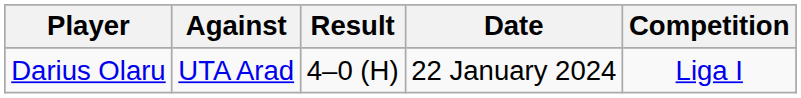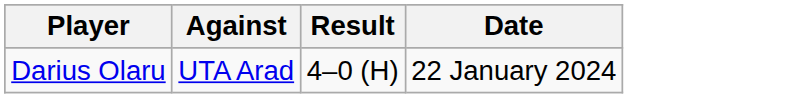- column: (709, 26)
